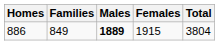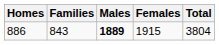(59, 31) 849 -> (59, 31) 843
